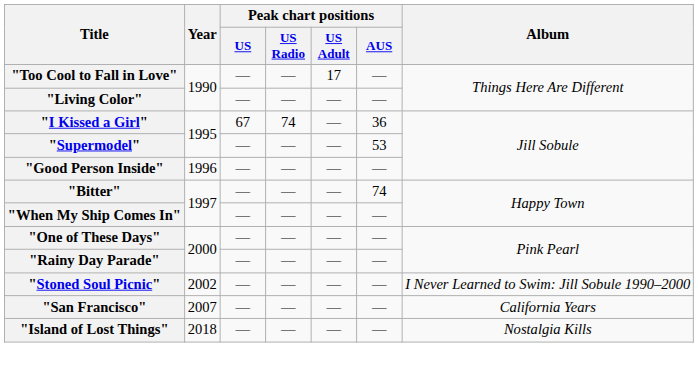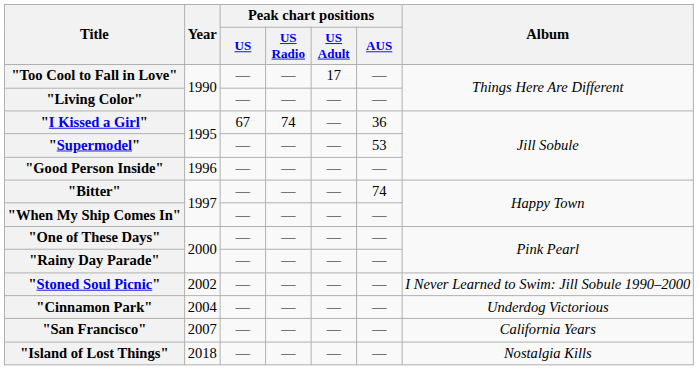+ row: (94, 307)
